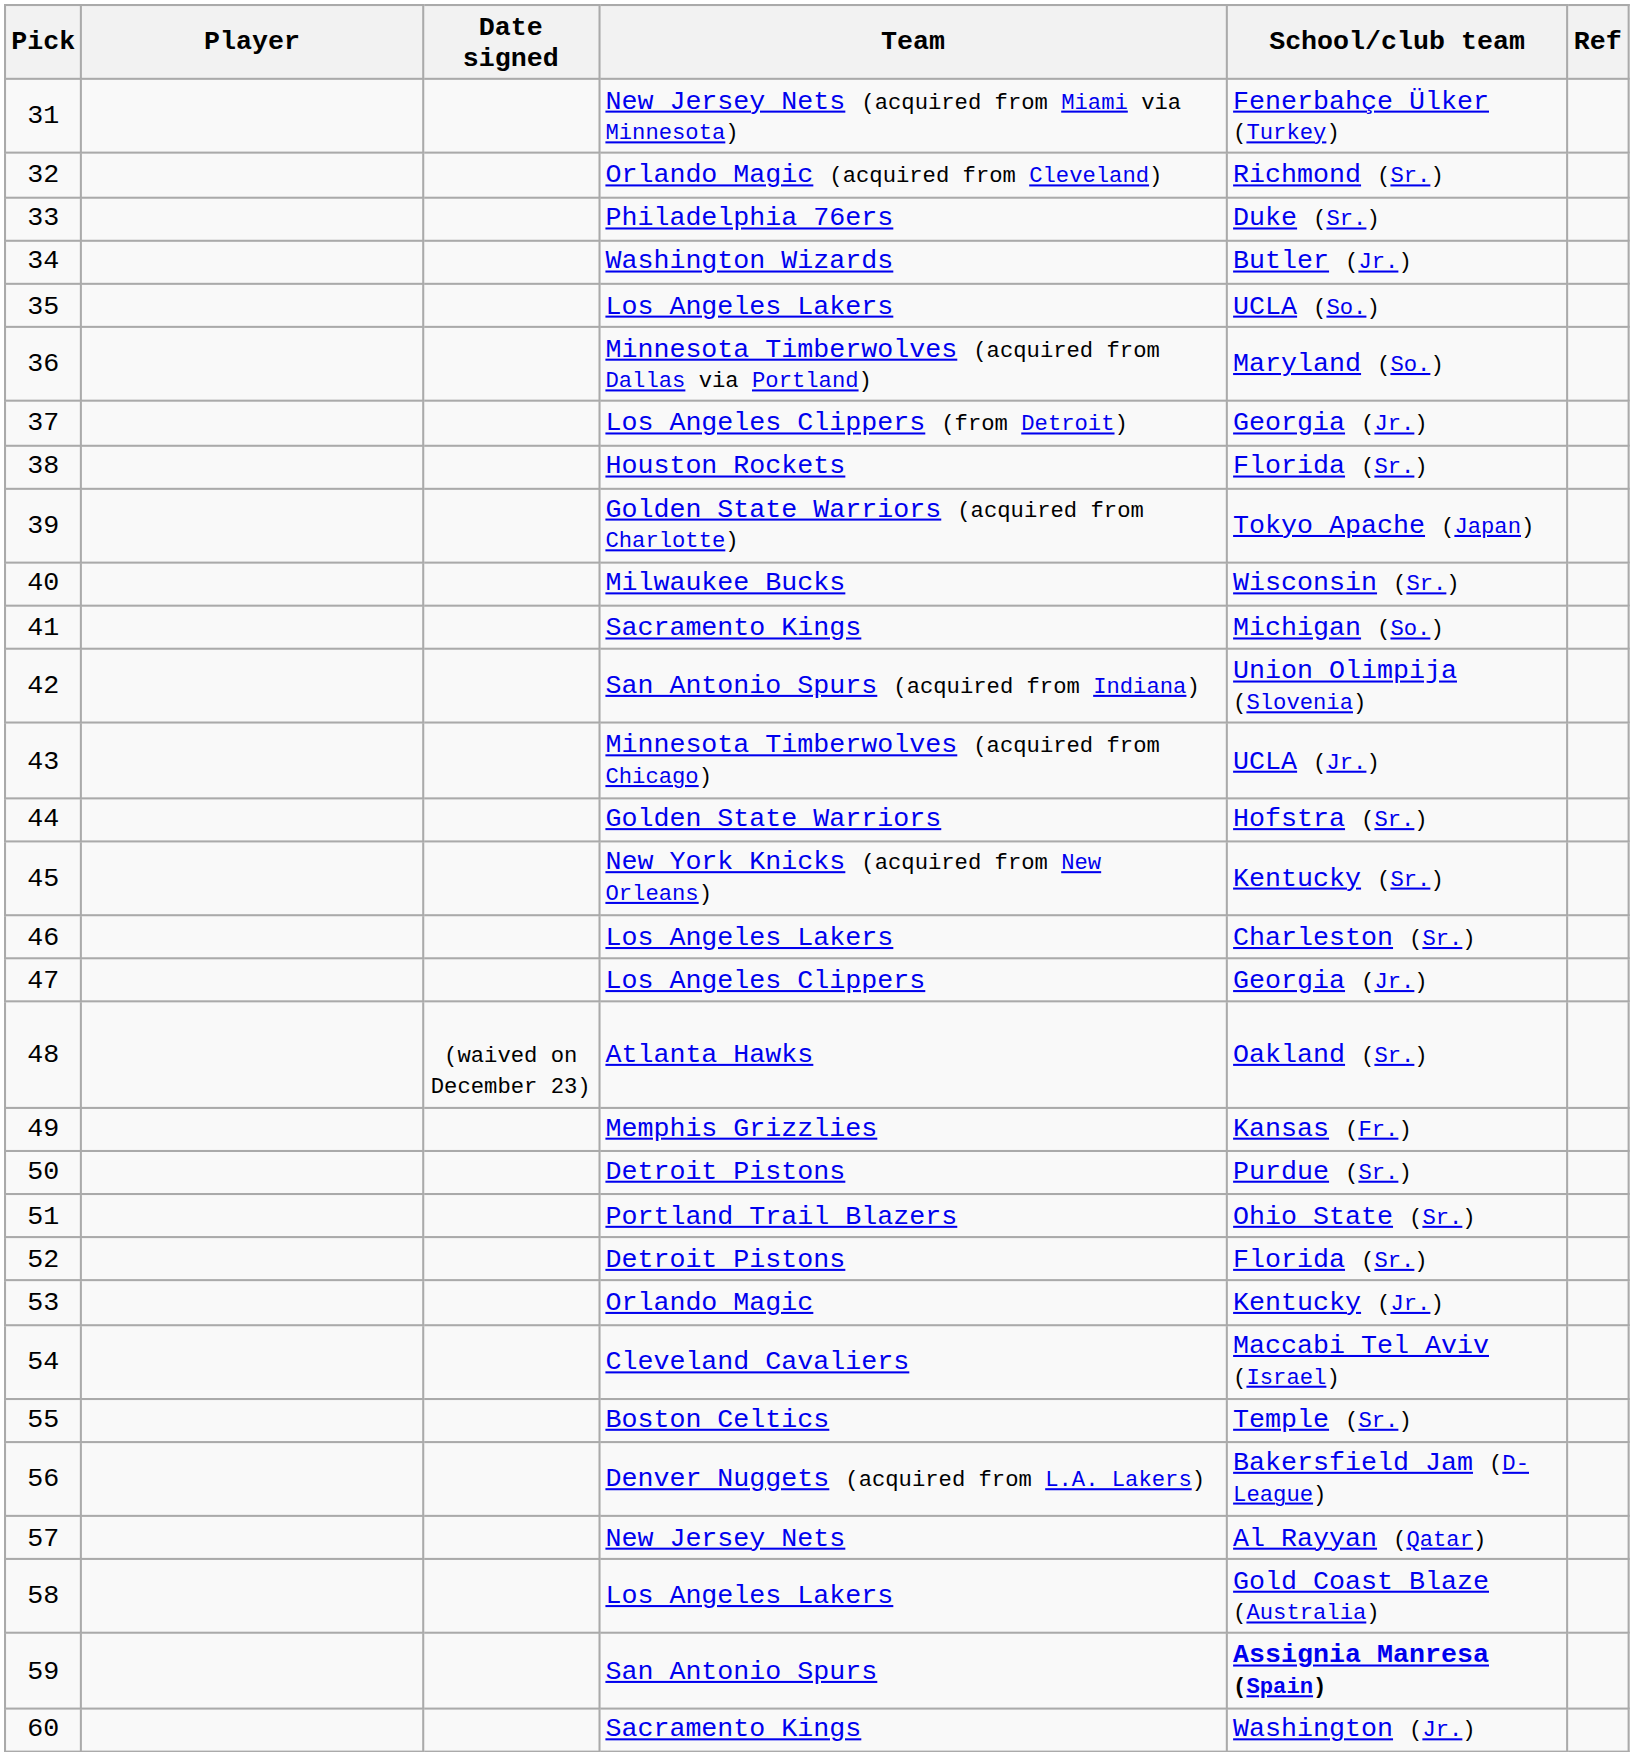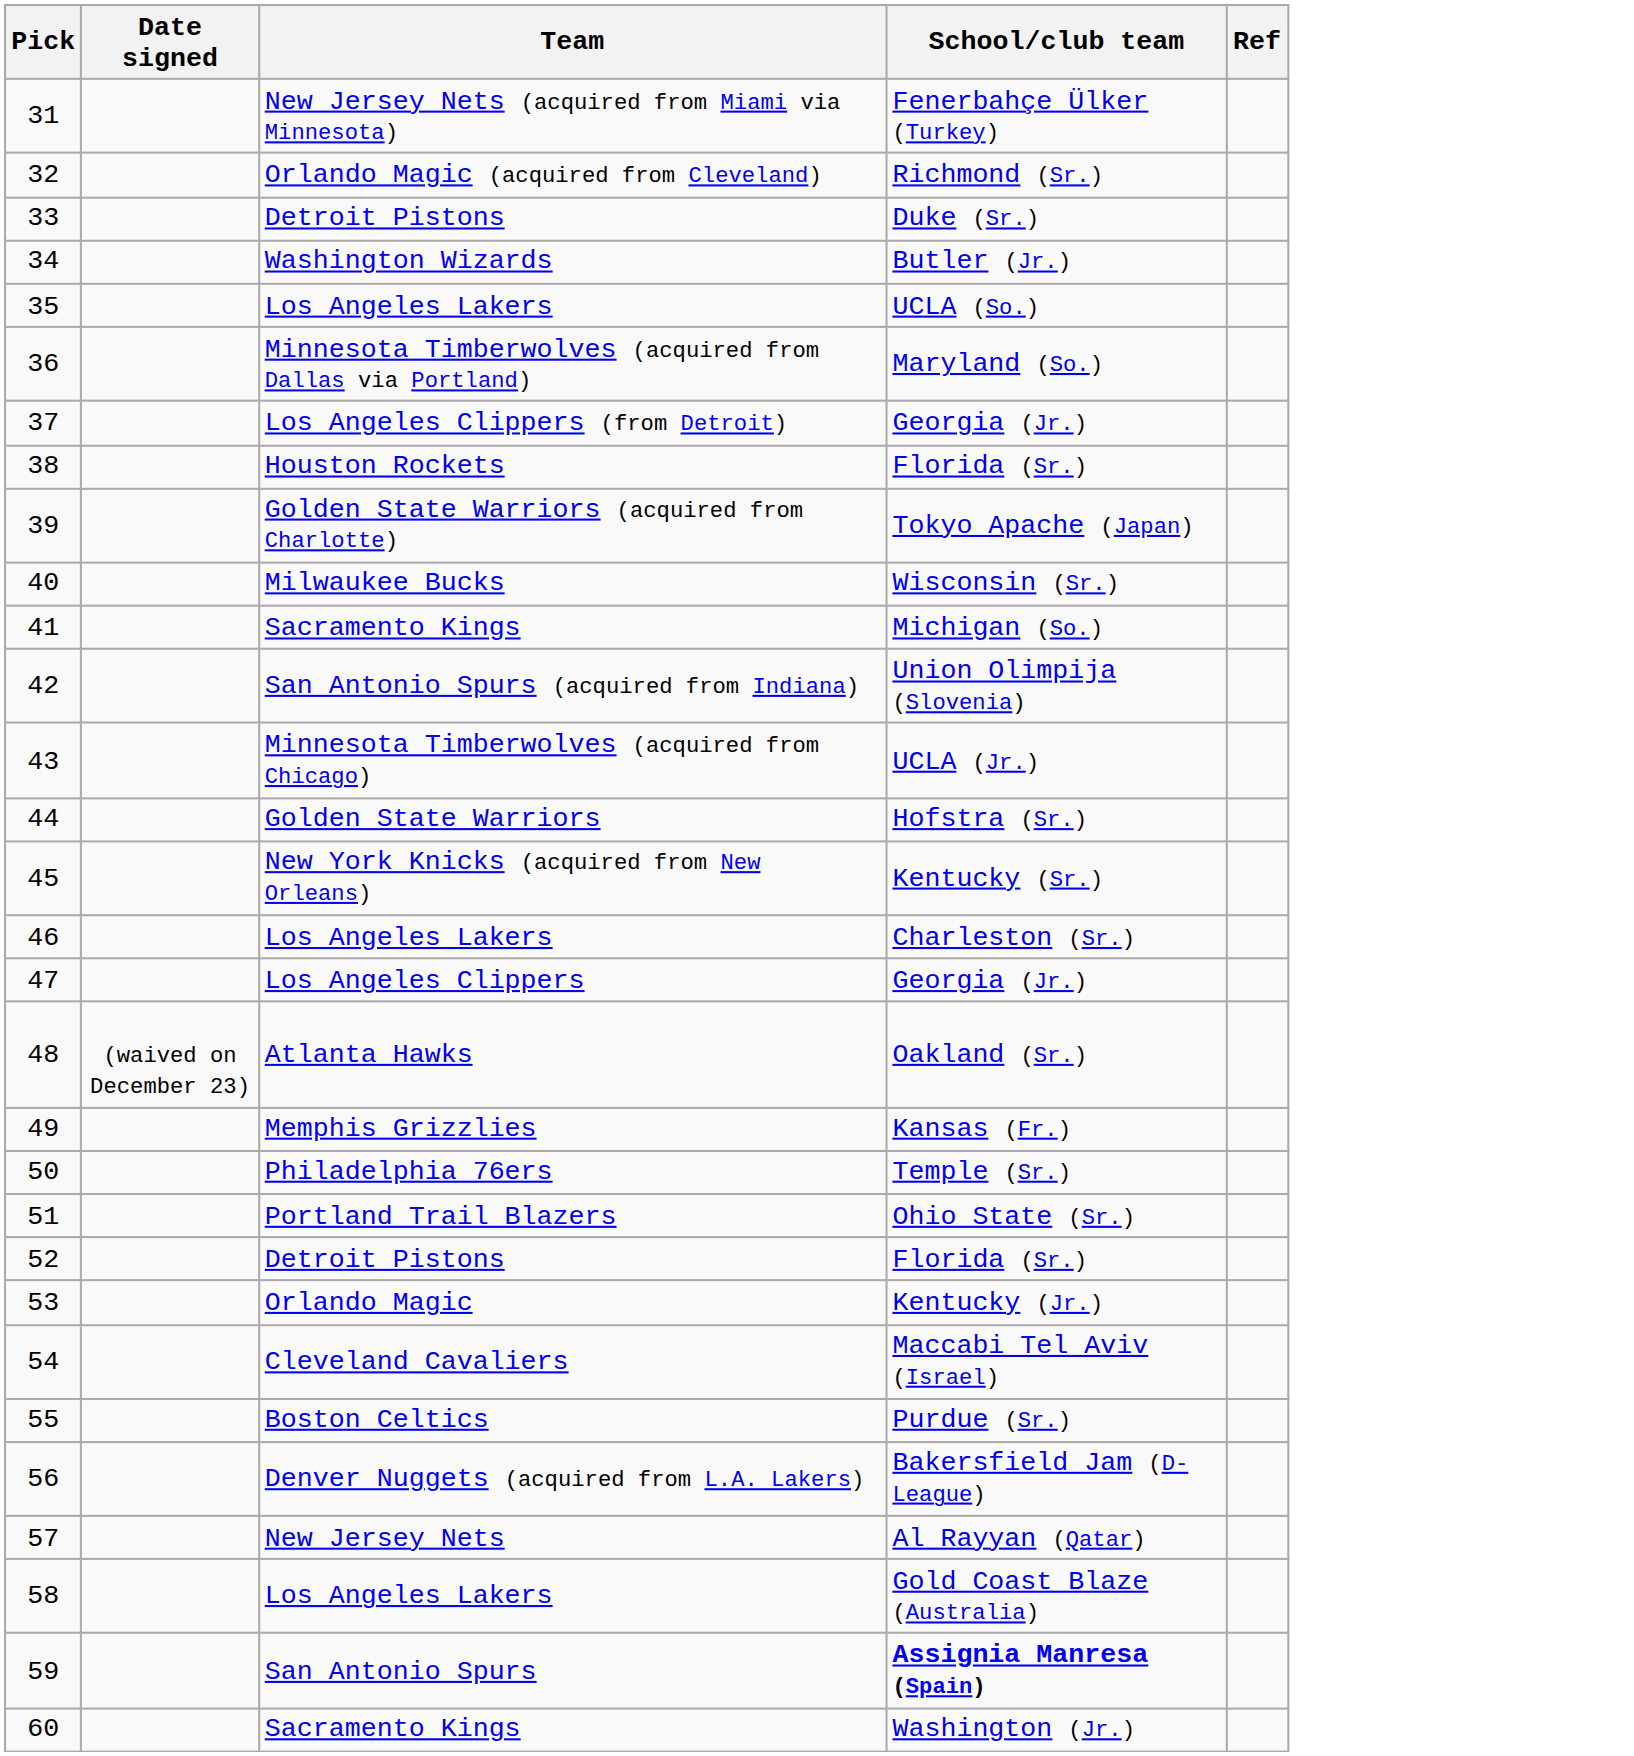- column: (252, 42)
(749, 219) Philadelphia 76ers -> (385, 219) Detroit Pistons
(725, 1172) Detroit Pistons -> (409, 1172) Philadelphia 76ers
(1322, 1172) Purdue (Sr.) -> (982, 1172) Temple (Sr.)
(1322, 1420) Temple (Sr.) -> (982, 1420) Purdue (Sr.)
